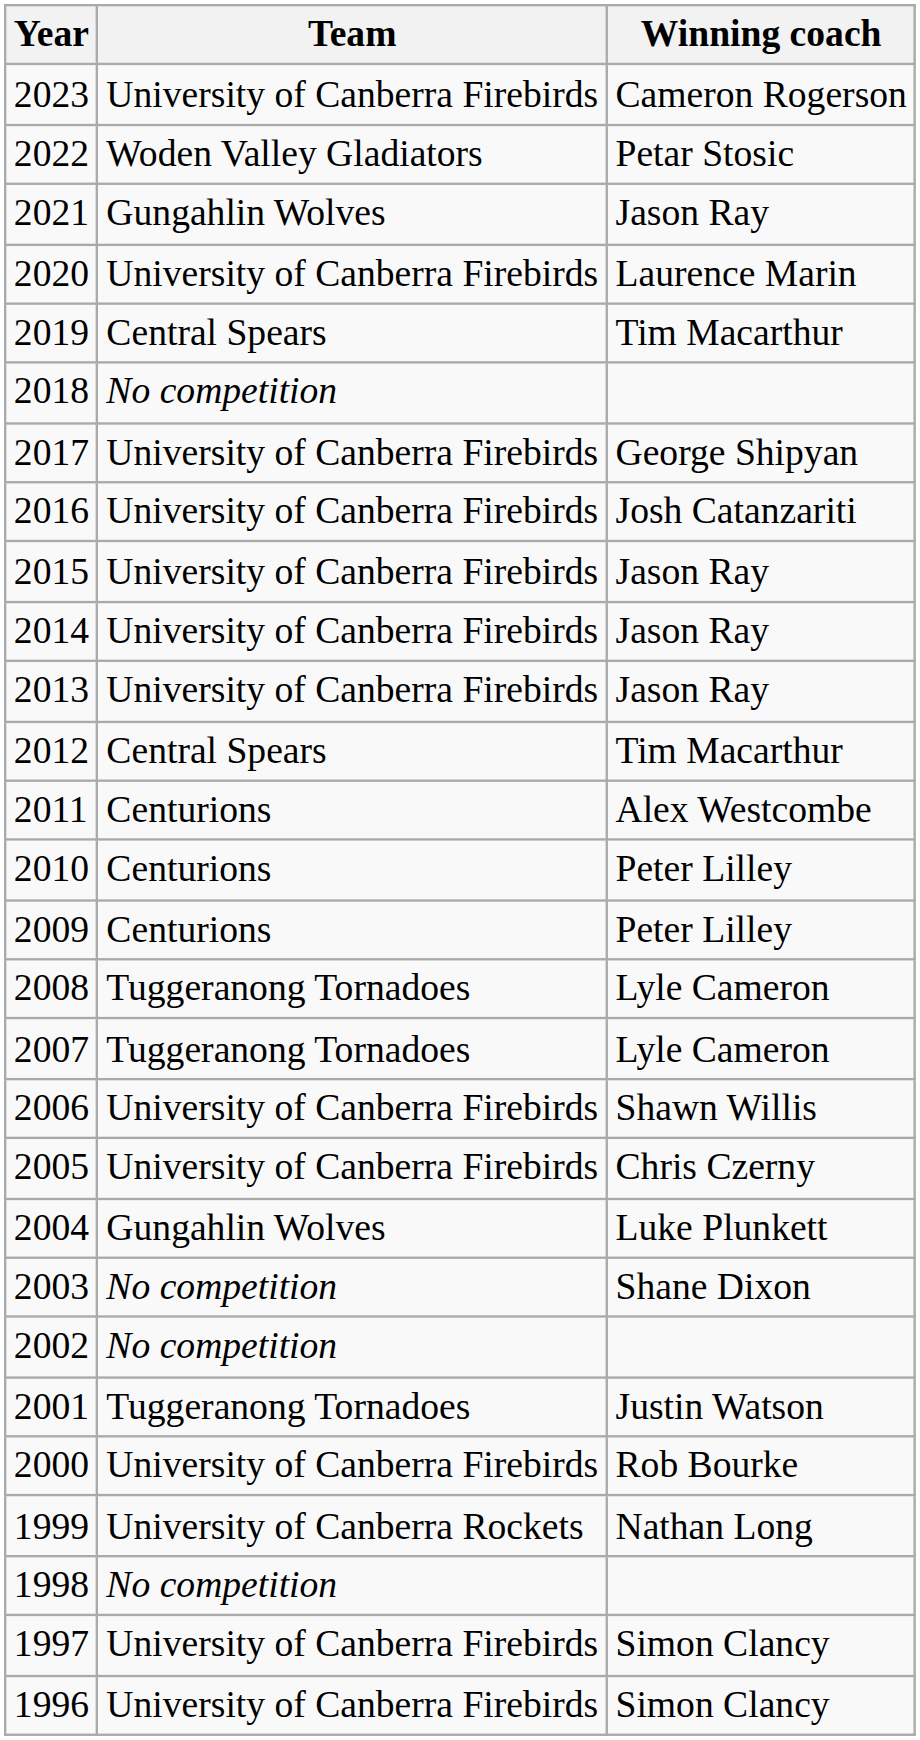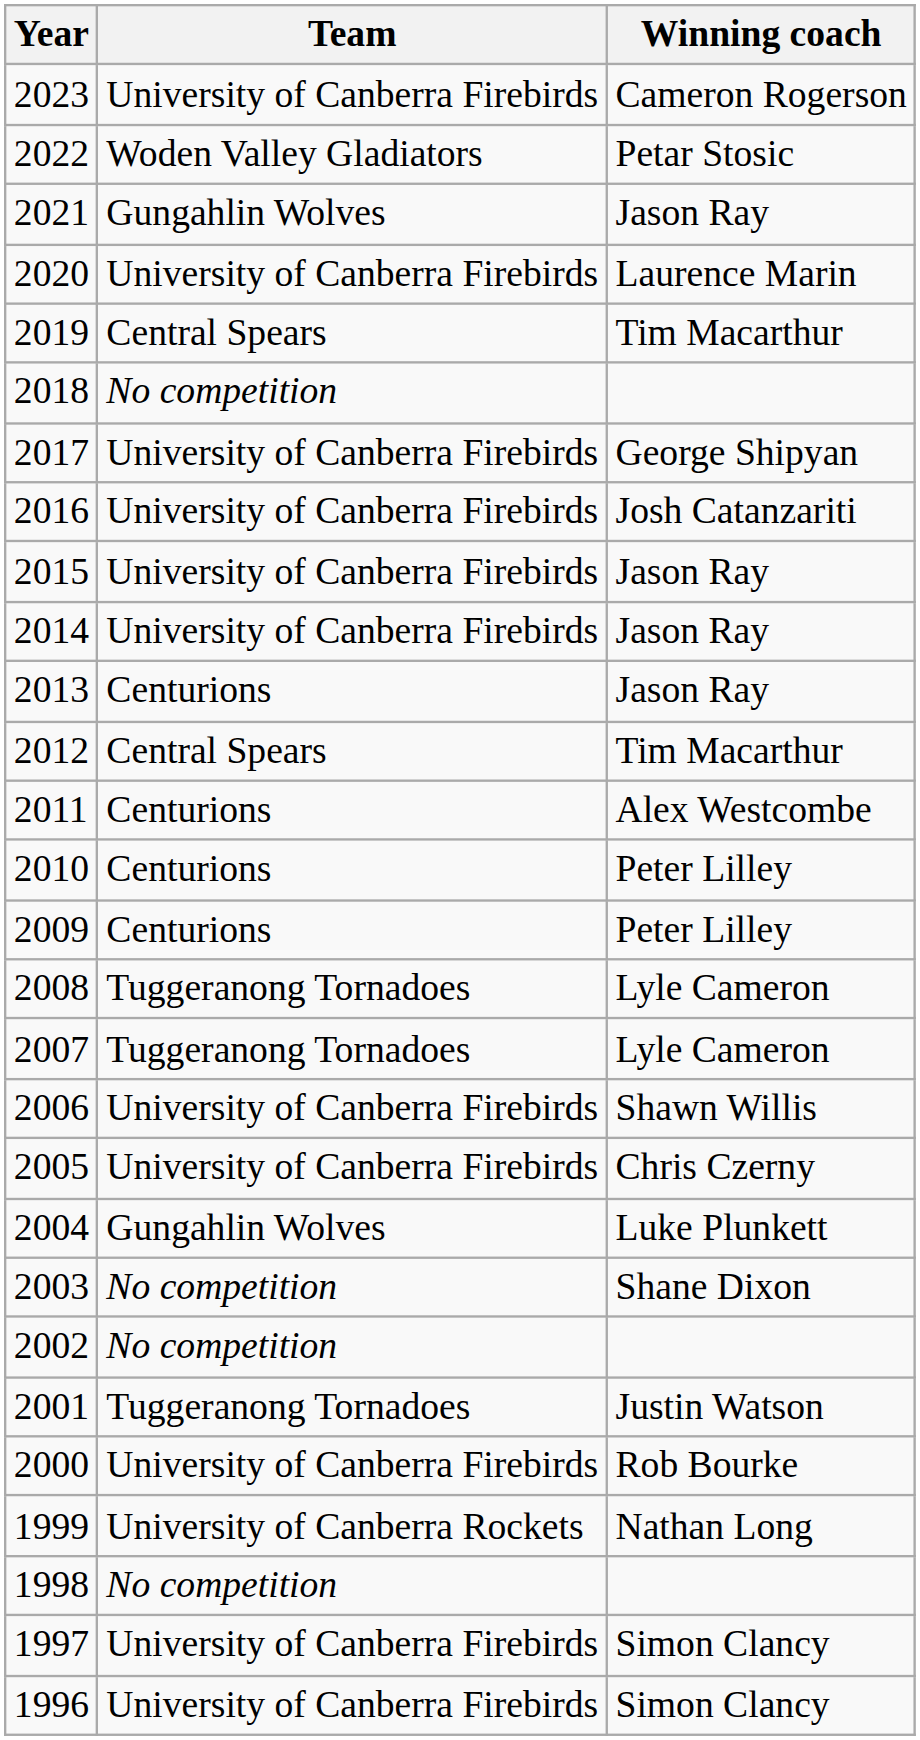(352, 690) University of Canberra Firebirds -> (189, 690) Centurions
